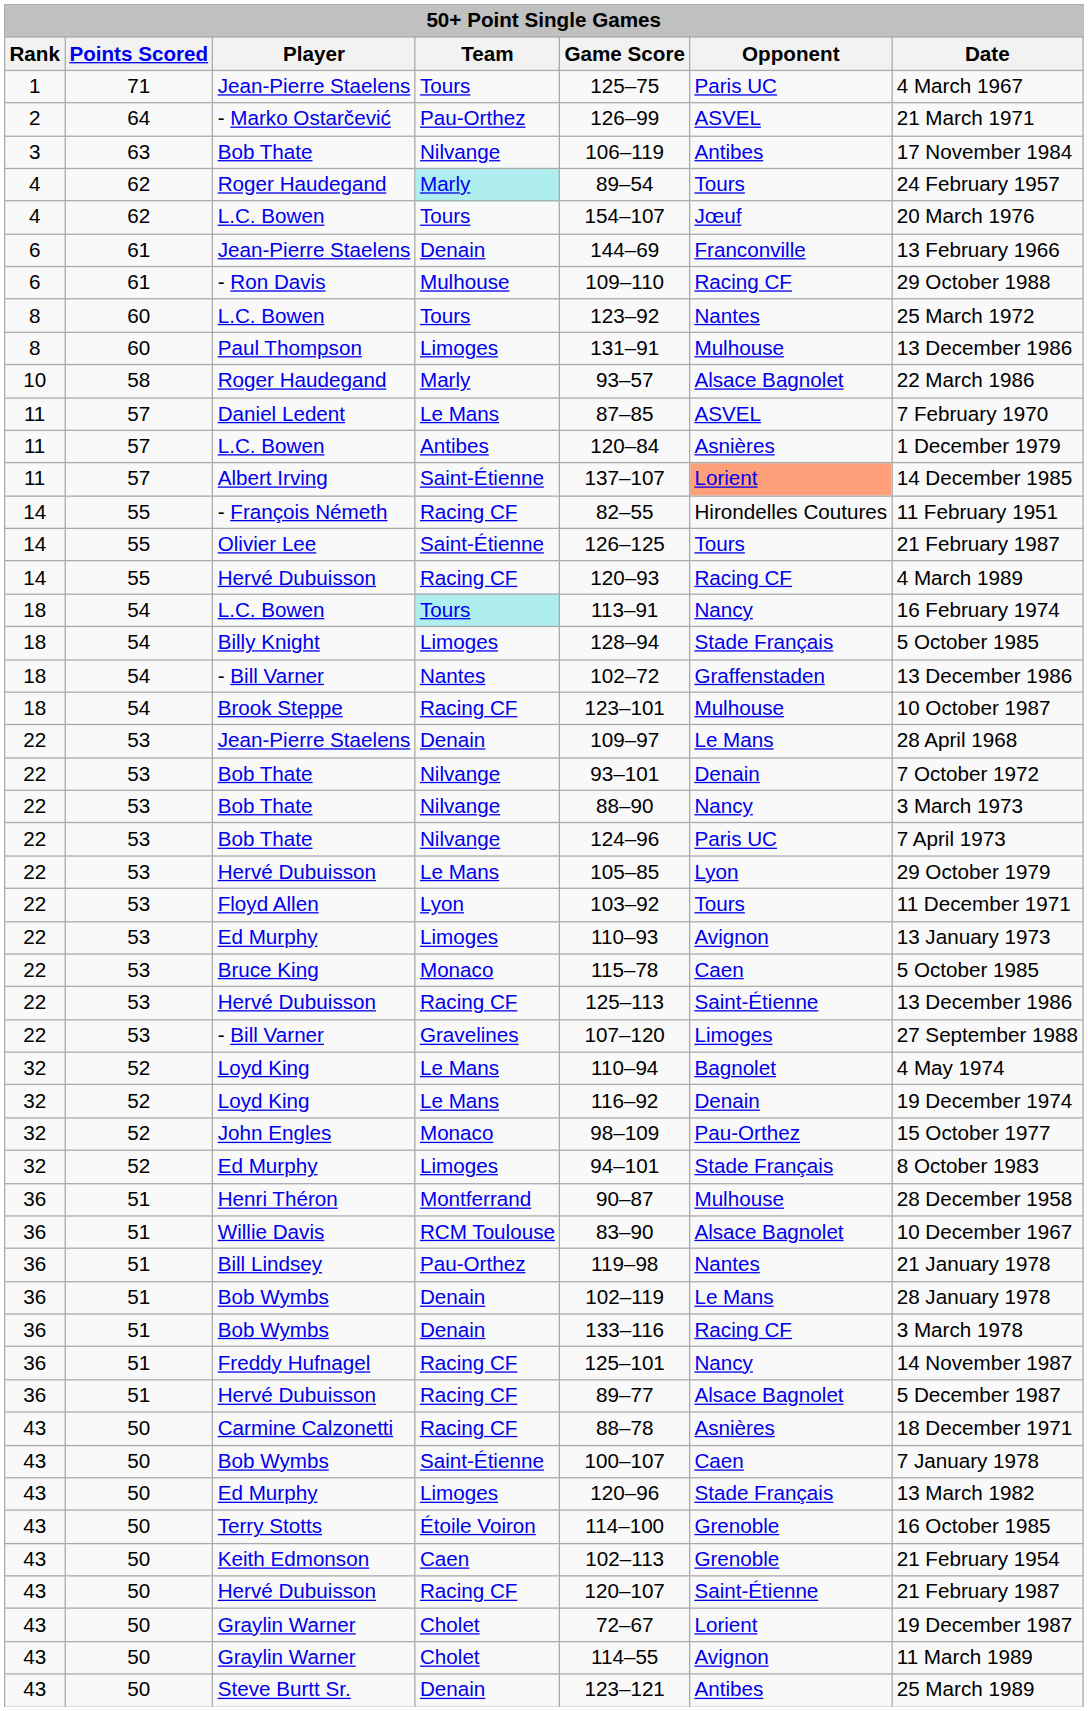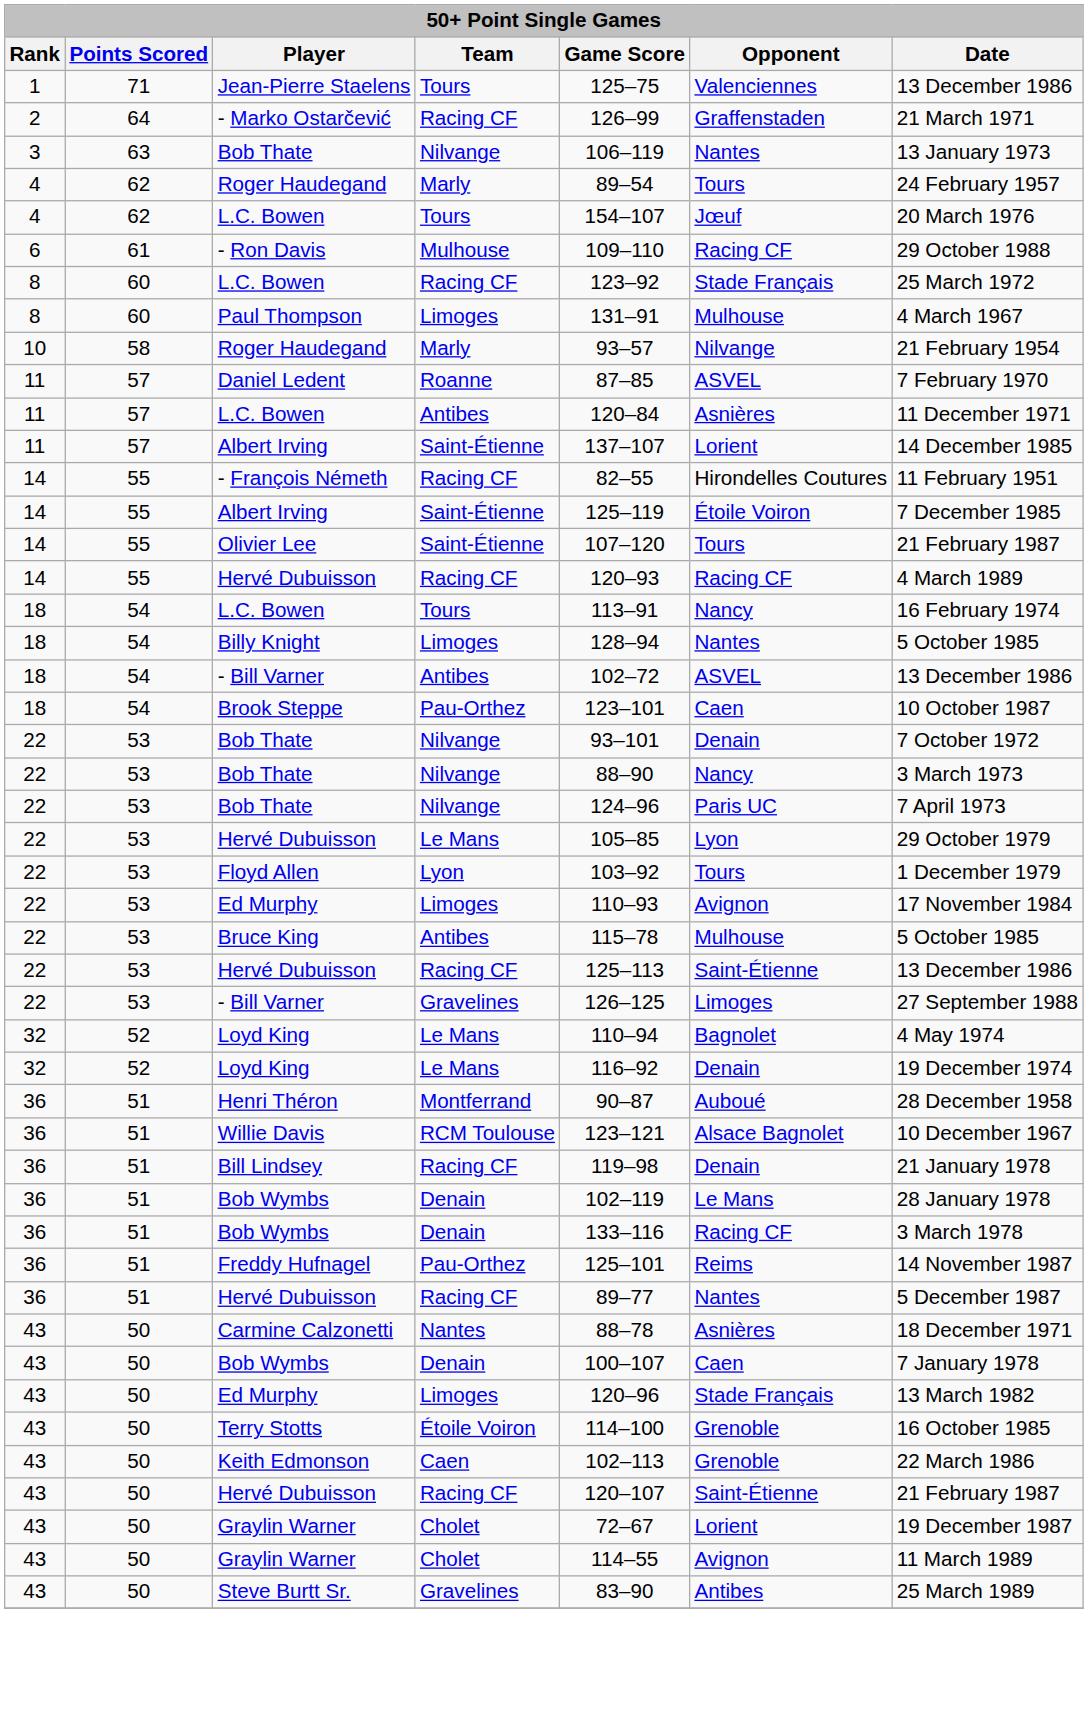(736, 86) Paris UC -> (756, 86) Valenciennes
(960, 86) 4 March 1967 -> (984, 86) 13 December 1986
(473, 119) Pau-Orthez -> (469, 119) Racing CF
(728, 119) ASVEL -> (760, 119) Graffenstaden
(729, 151) Antibes -> (727, 151) Nantes
(984, 151) 17 November 1984 -> (974, 151) 13 January 1973
(445, 184) paleturquoise background -> (445, 184) no background
- row: (35, 250)
(445, 315) Tours -> (469, 282) Racing CF
(727, 315) Nantes -> (764, 282) Stade Français
(984, 348) 13 December 1986 -> (960, 315) 4 March 1967
(769, 380) Alsace Bagnolet -> (735, 348) Nilvange
(966, 380) 22 March 1986 -> (978, 348) 21 February 1954
(460, 413) Le Mans -> (456, 380) Roanne
(979, 446) 1 December 1979 -> (984, 413) 11 December 1971
(726, 479) lightsalmon background -> (726, 446) no background
+ row: (35, 511)
(625, 544) 126–125 -> (625, 544) 107–120
(445, 610) paleturquoise background -> (445, 610) no background
(764, 642) Stade Français -> (727, 642) Nantes
(453, 675) Nantes -> (454, 675) Antibes
(760, 675) Graffenstaden -> (728, 675) ASVEL
(469, 708) Racing CF -> (473, 708) Pau-Orthez
(739, 708) Mulhouse -> (719, 708) Caen
- row: (35, 741)
(984, 904) 11 December 1971 -> (979, 871) 1 December 1979
(974, 937) 13 January 1973 -> (984, 904) 17 November 1984
(457, 970) Monaco -> (454, 937) Antibes
(719, 970) Caen -> (739, 937) Mulhouse
(625, 1035) 107–120 -> (625, 1002) 126–125
- row: (35, 1133)
- row: (35, 1166)
(739, 1199) Mulhouse -> (730, 1101) Auboué
(625, 1232) 83–90 -> (625, 1133) 123–121
(473, 1264) Pau-Orthez -> (469, 1166) Racing CF
(727, 1264) Nantes -> (727, 1166) Denain
(469, 1362) Racing CF -> (473, 1264) Pau-Orthez
(724, 1362) Nancy -> (724, 1264) Reims
(769, 1395) Alsace Bagnolet -> (727, 1297) Nantes
(469, 1428) Racing CF -> (453, 1330) Nantes
(482, 1461) Saint-Étienne -> (453, 1362) Denain
(978, 1559) 21 February 1954 -> (966, 1461) 22 March 1986
(453, 1690) Denain -> (469, 1592) Gravelines
(625, 1690) 123–121 -> (625, 1592) 83–90
